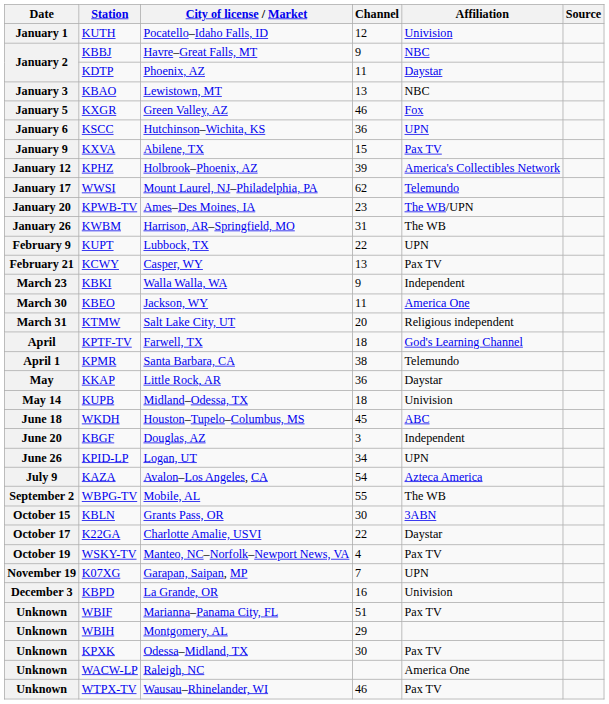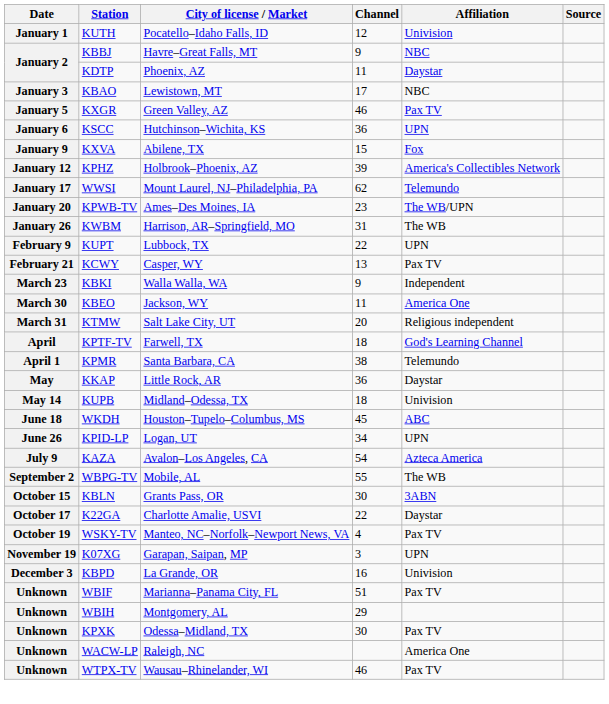(361, 91) 13 -> (361, 91) 17
(414, 110) Fox -> (423, 110) Pax TV
(423, 149) Pax TV -> (414, 149) Fox
- row: (98, 438)
(358, 573) 7 -> (358, 554) 3
